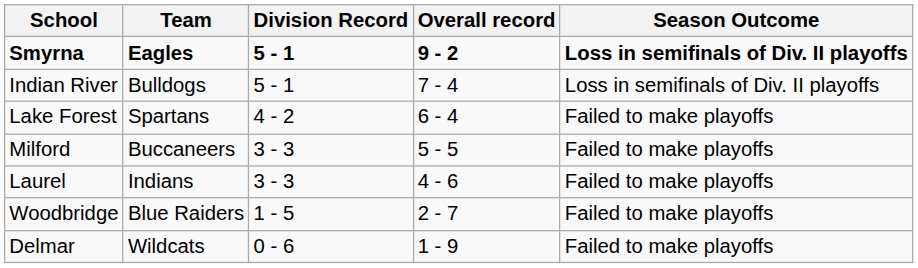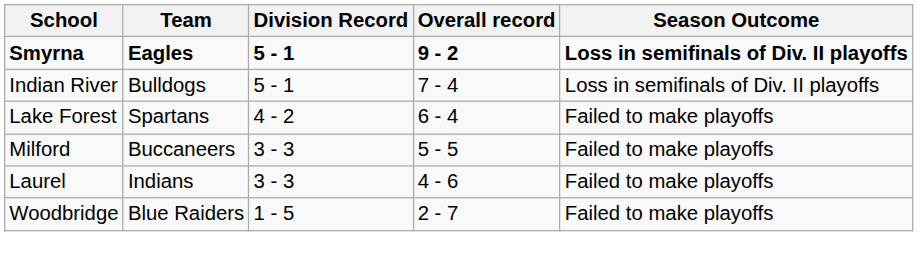- row: (42, 246)
